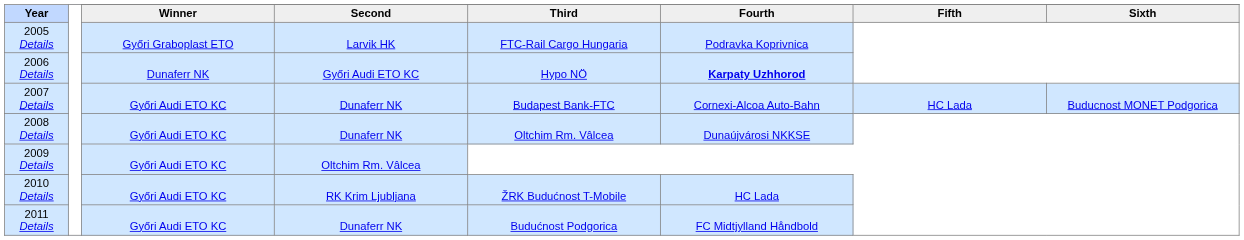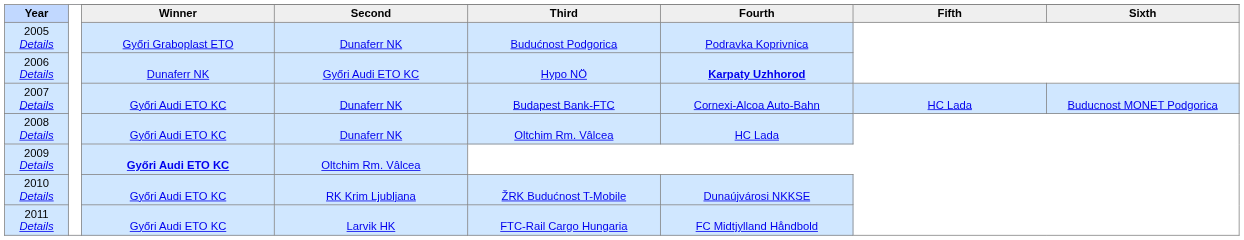(371, 44) Larvik HK -> (371, 44) Dunaferr NK
(564, 44) FTC-Rail Cargo Hungaria -> (564, 44) Budućnost Podgorica
(757, 135) Dunaújvárosi NKKSE -> (757, 135) HC Lada
(178, 165) normal -> (178, 165) bold
(757, 196) HC Lada -> (757, 196) Dunaújvárosi NKKSE
(371, 226) Dunaferr NK -> (371, 226) Larvik HK
(564, 226) Budućnost Podgorica -> (564, 226) FTC-Rail Cargo Hungaria
